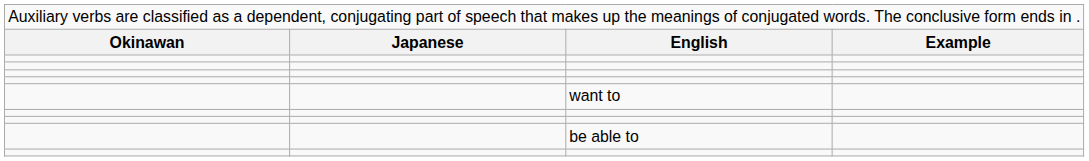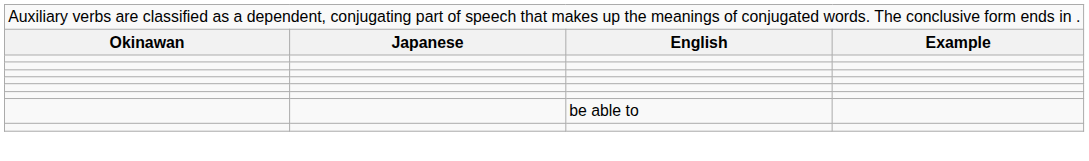- row: (147, 97)
